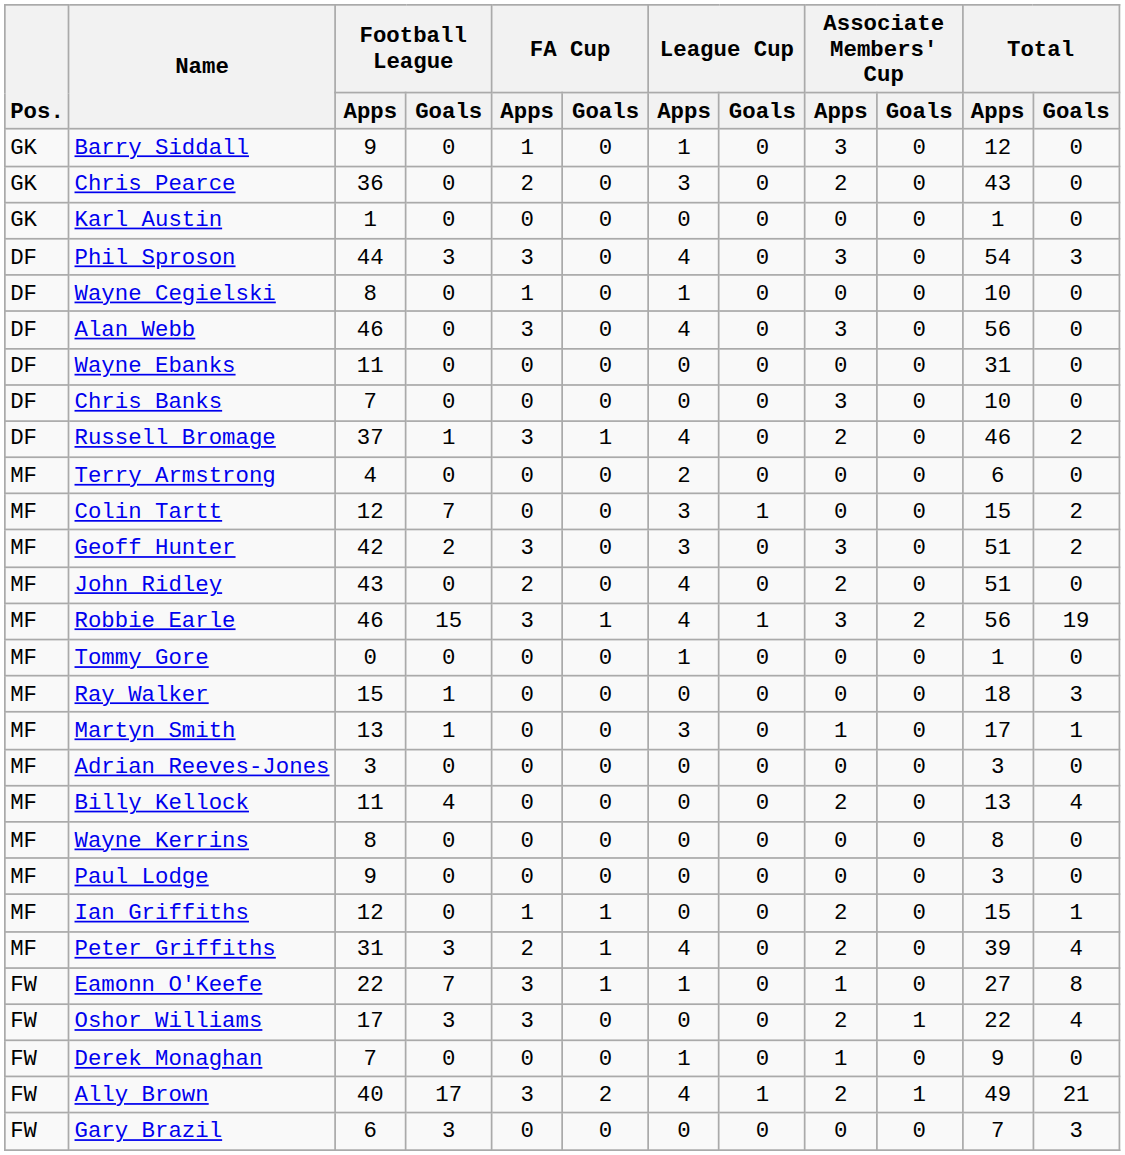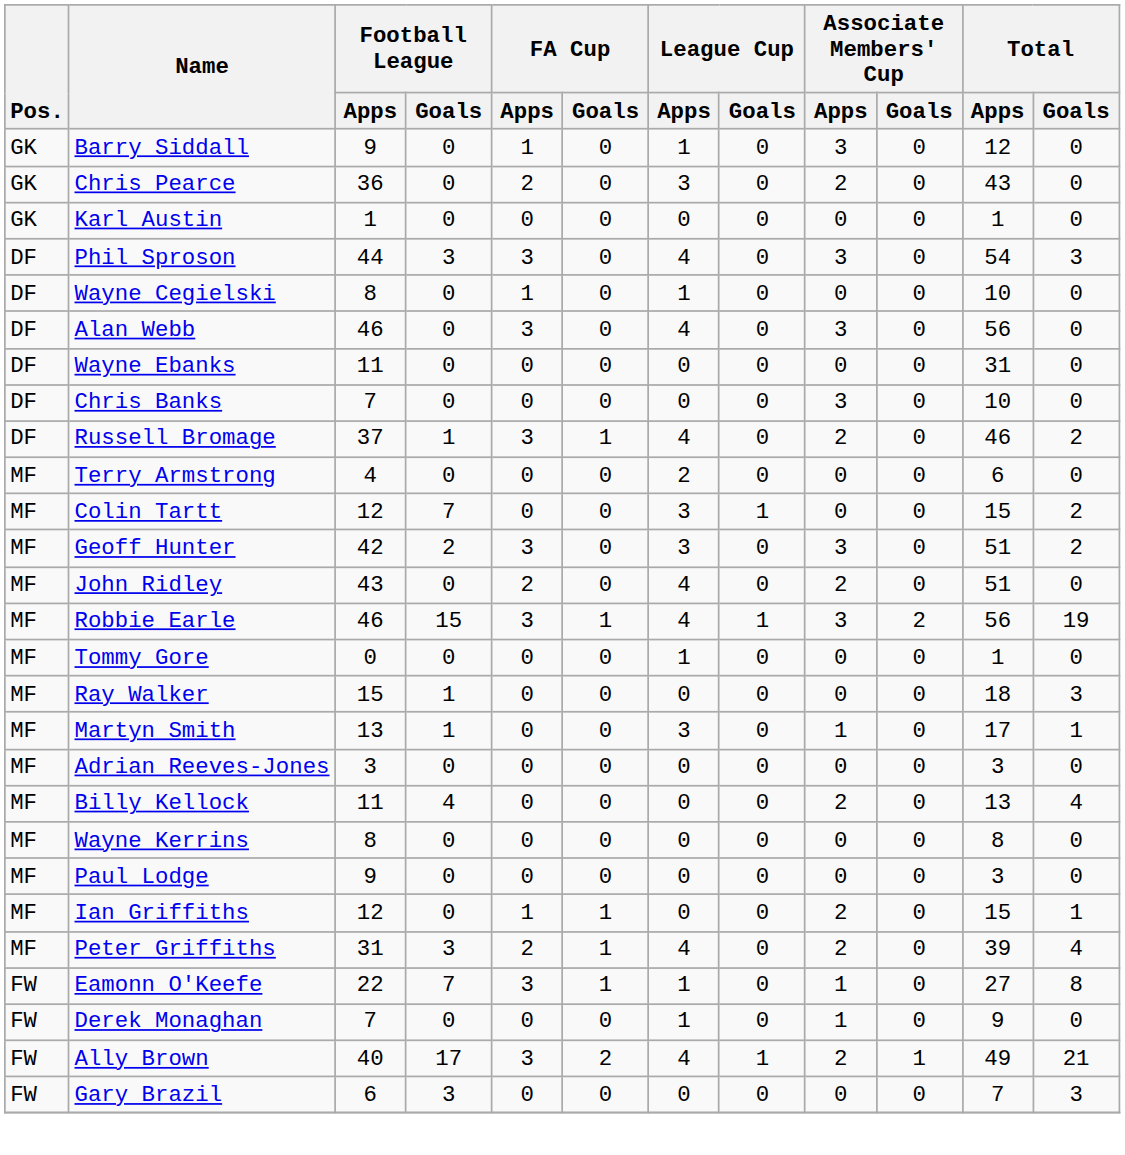- row: (168, 1022)
